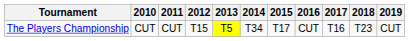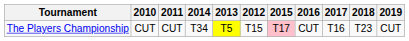columns swapped: (199, 13) <-> (254, 13)
(281, 29) no background -> (281, 29) pink background
